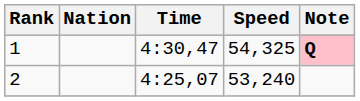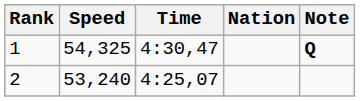columns swapped: (97, 20) <-> (262, 20)
(310, 51) pink background -> (310, 51) no background
